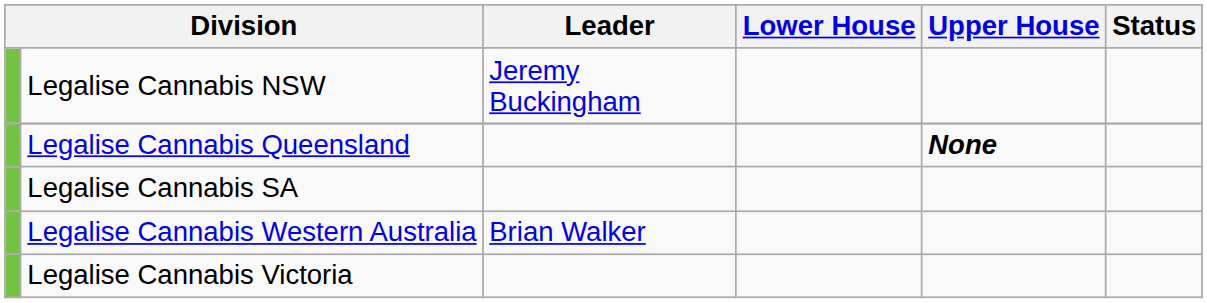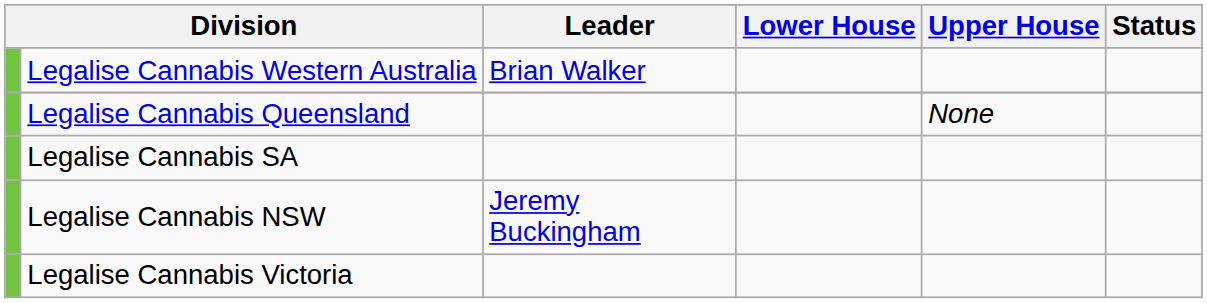rows swapped: (252, 231) <-> (176, 85)
(963, 144) bold -> (961, 113) normal
